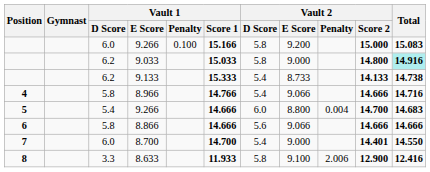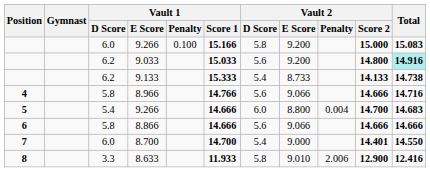(260, 61) 5.8 -> (260, 61) 5.6
(299, 61) 9.000 -> (299, 61) 9.200
(260, 93) 5.4 -> (260, 93) 5.6
(299, 158) 9.100 -> (299, 158) 9.010
